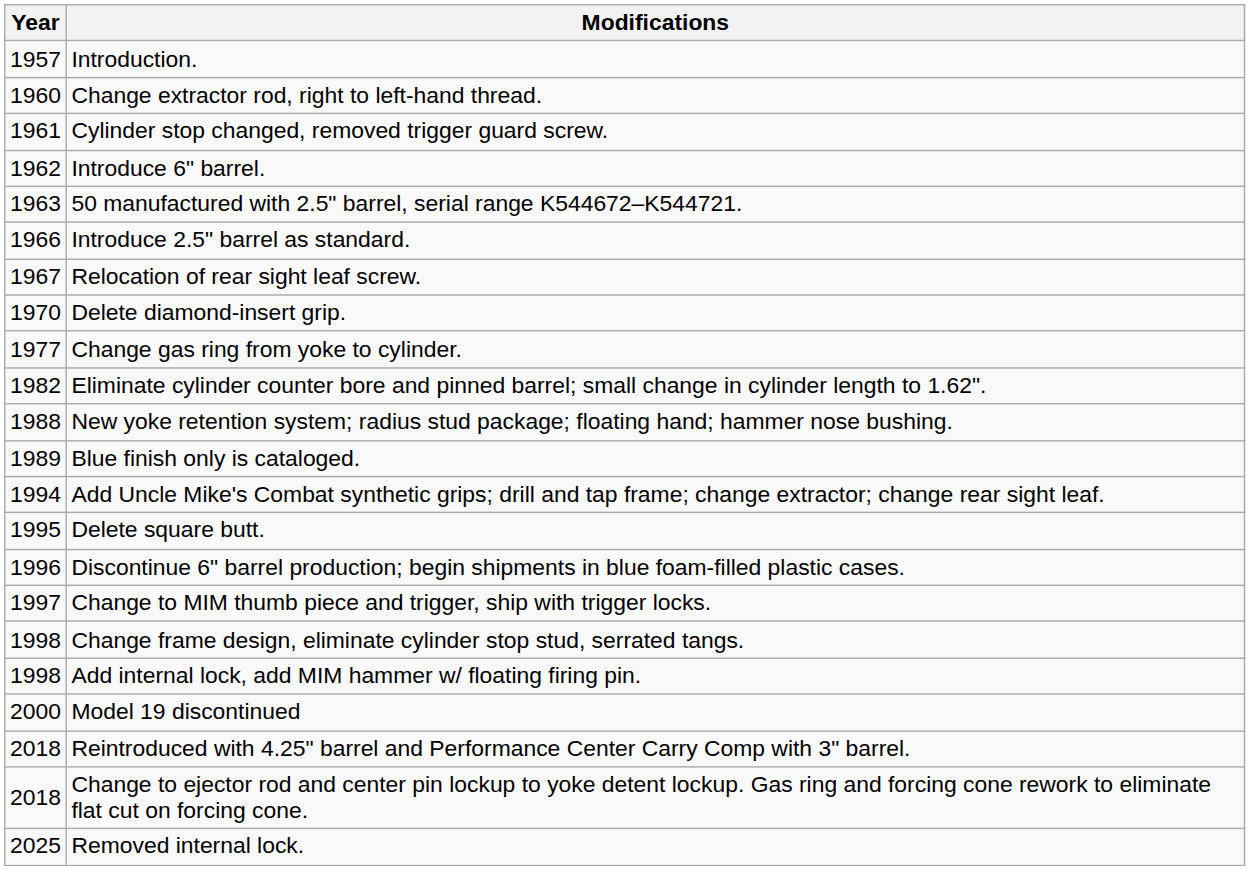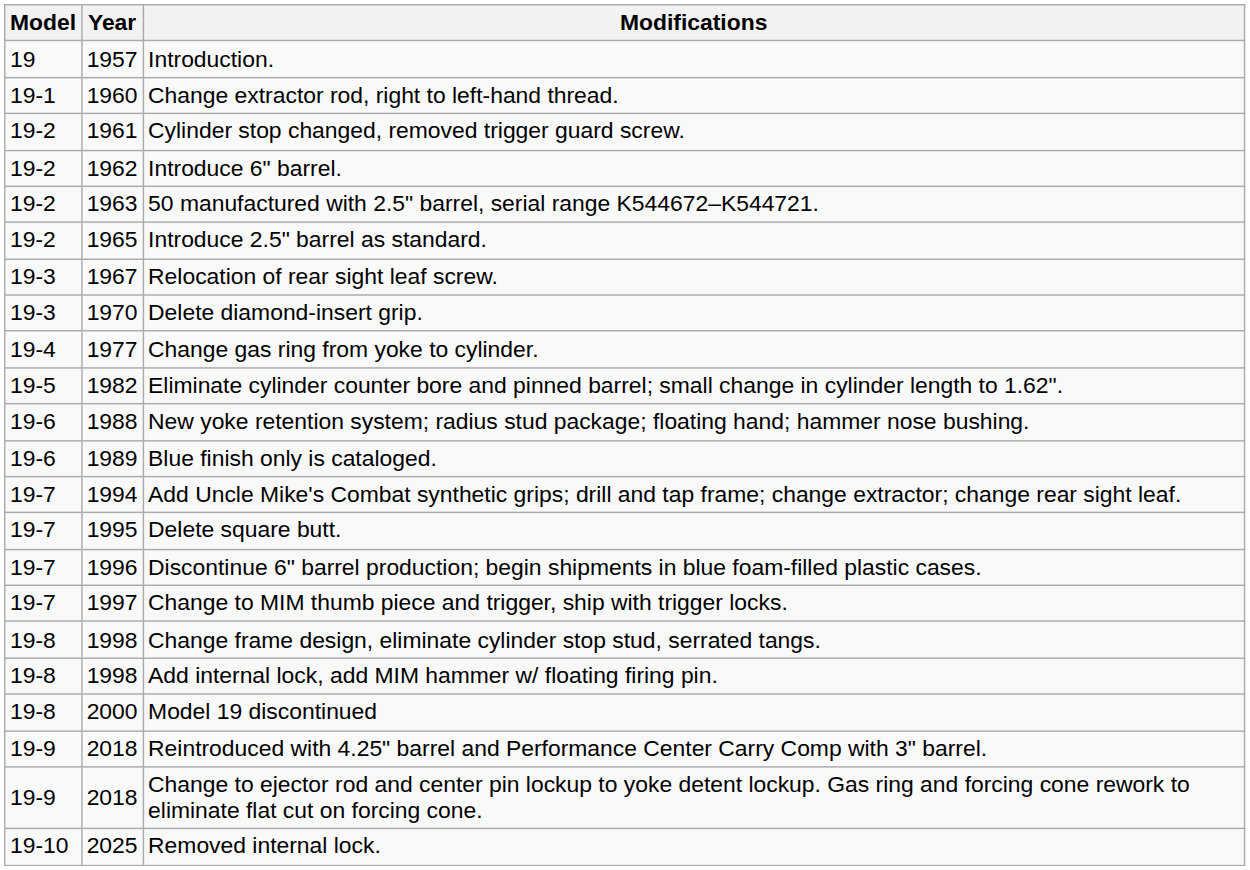+ column: (43, 22)
(35, 240) 1966 -> (112, 240) 1965
